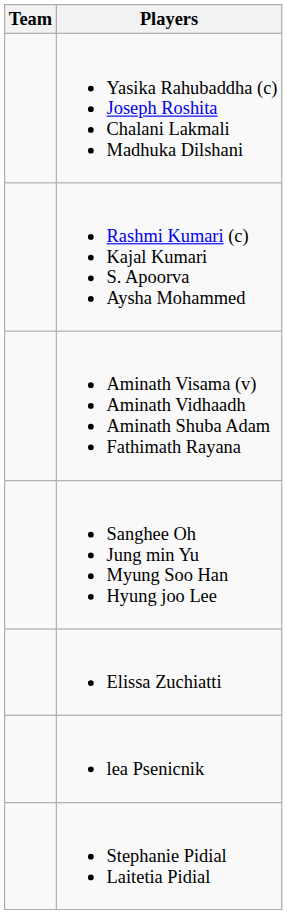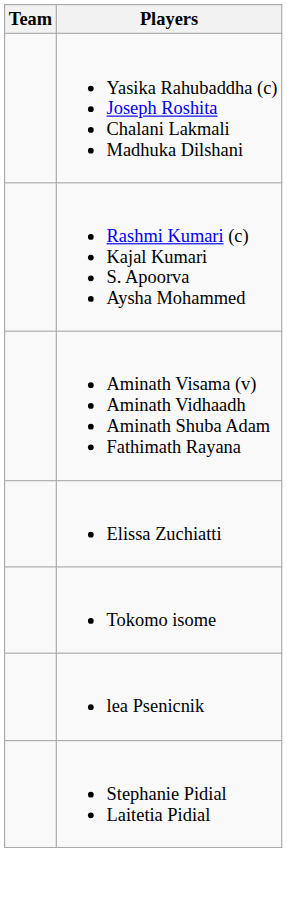- row: (169, 565)
+ row: (169, 620)
